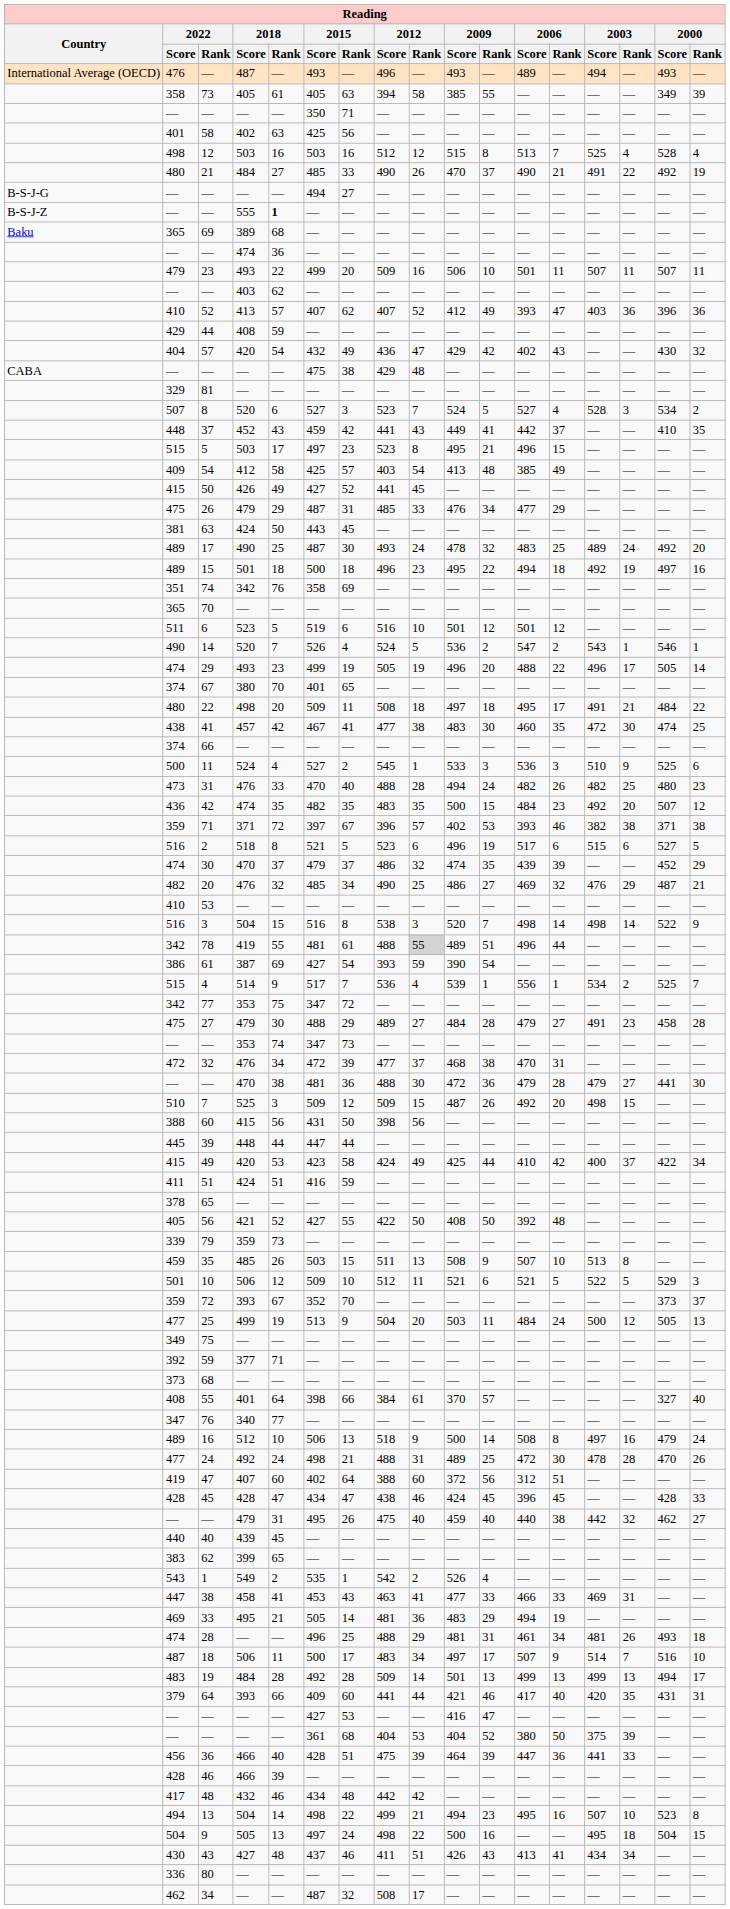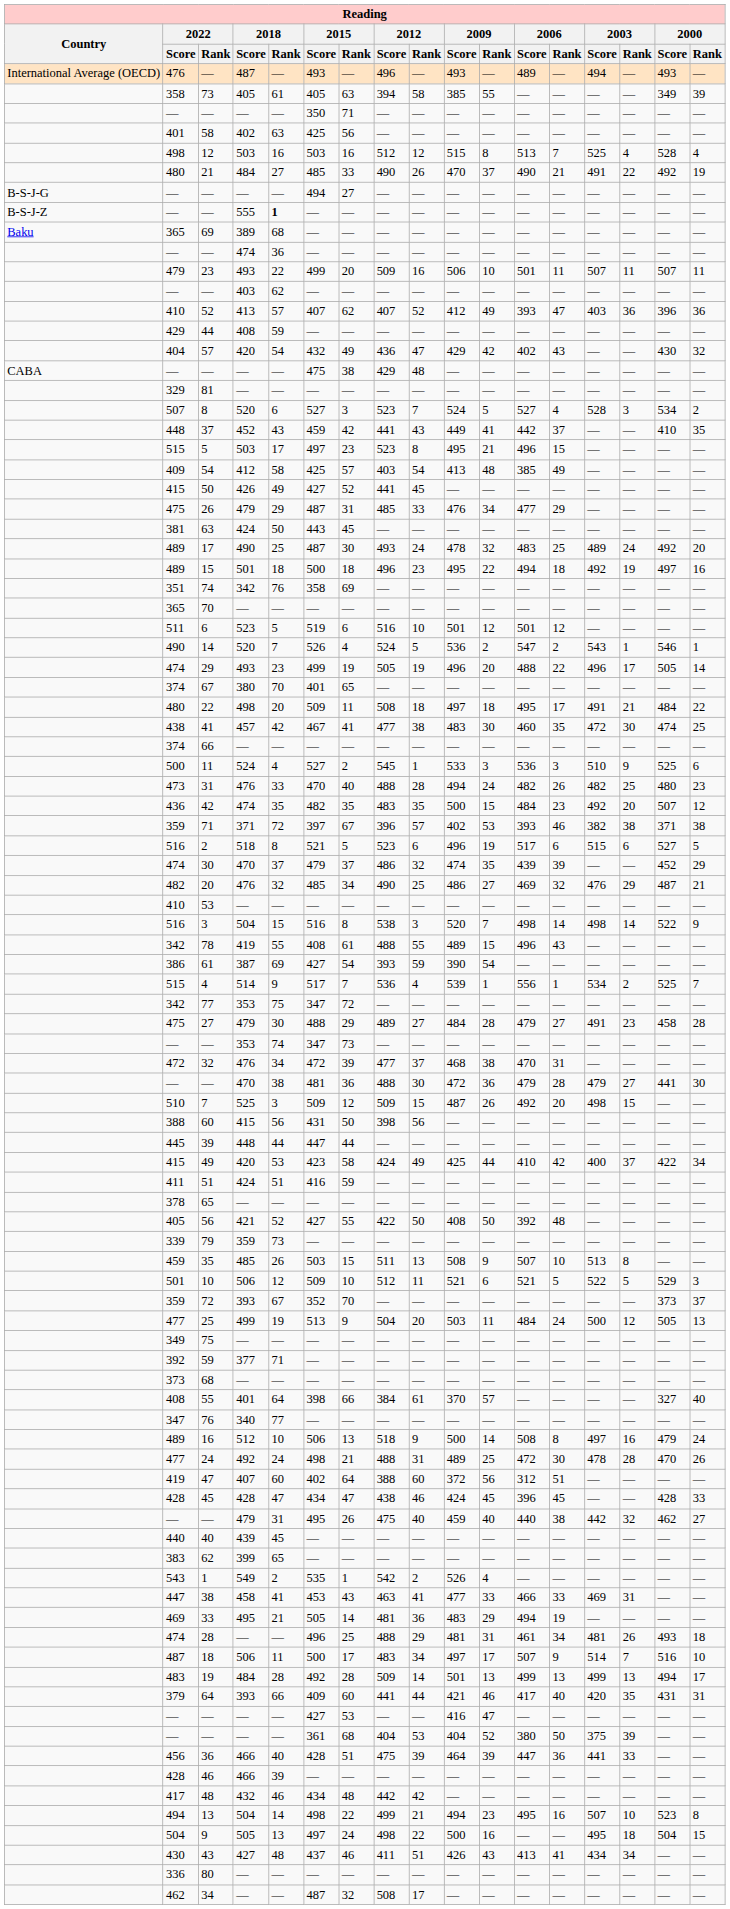(316, 944) 481 -> (316, 944) 408
(418, 944) lightgrey background -> (418, 944) no background
(488, 944) 51 -> (488, 944) 15
(559, 944) 44 -> (559, 944) 43
